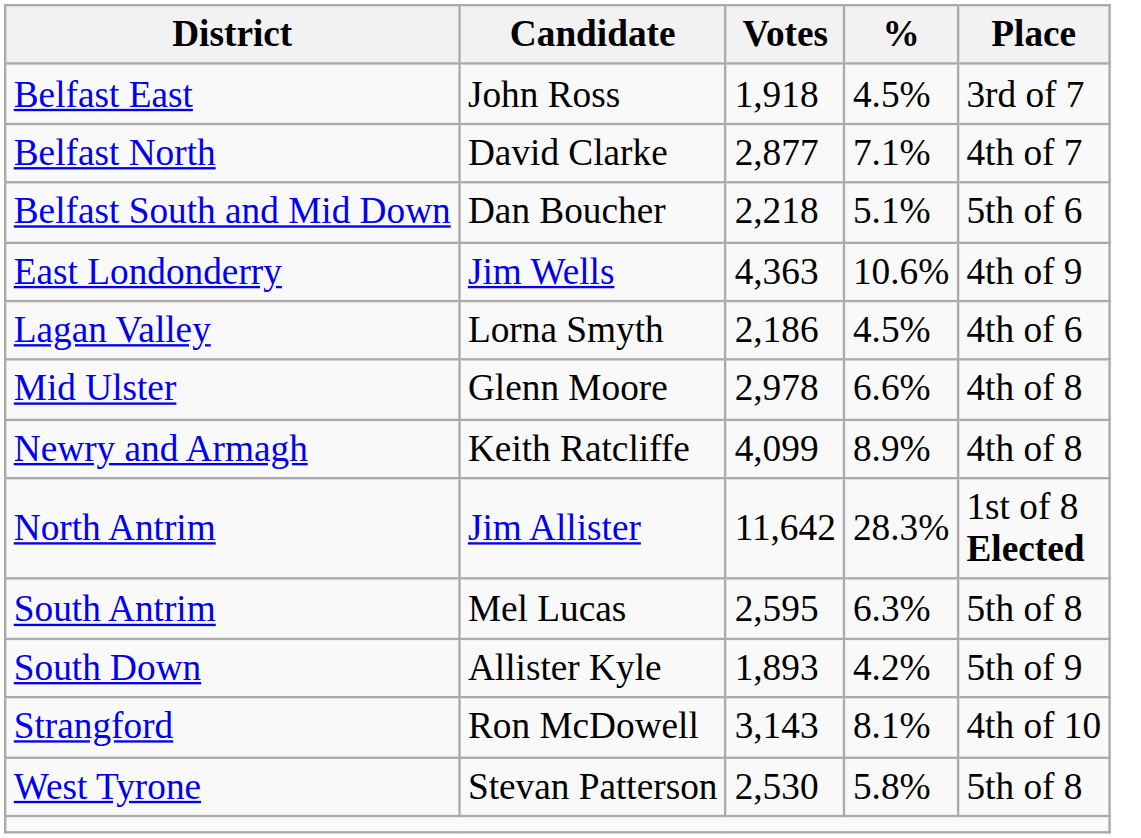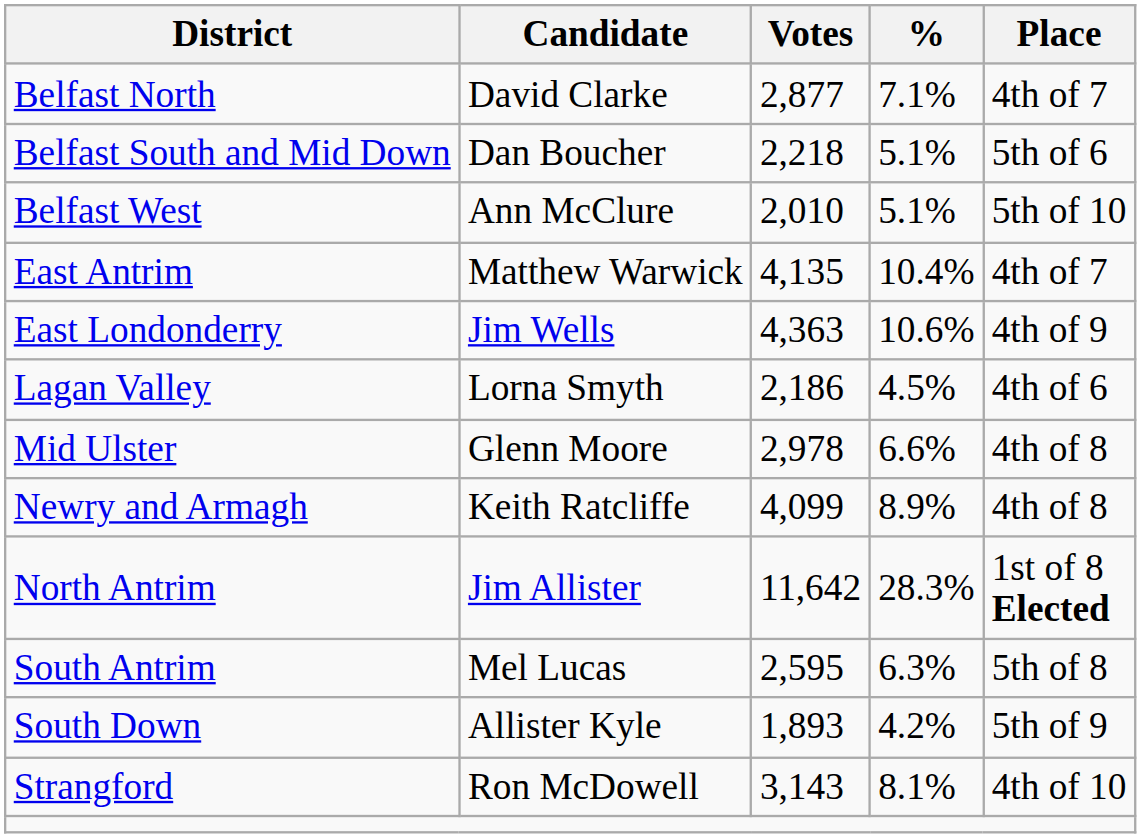- row: (103, 93)
+ row: (108, 211)
+ row: (103, 270)
- row: (107, 785)
